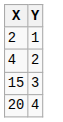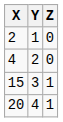+ column: (50, 16)
